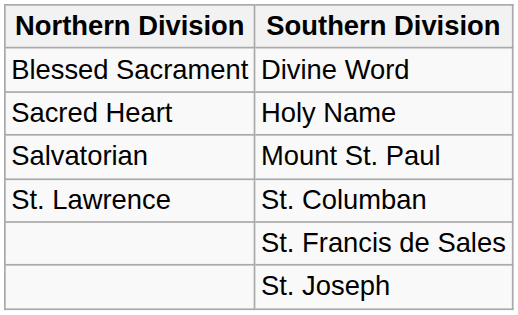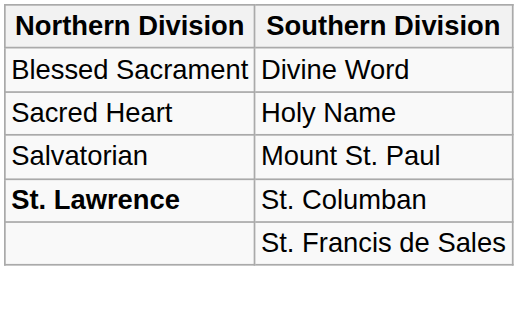(91, 199) normal -> (96, 199) bold
- row: (326, 286)
